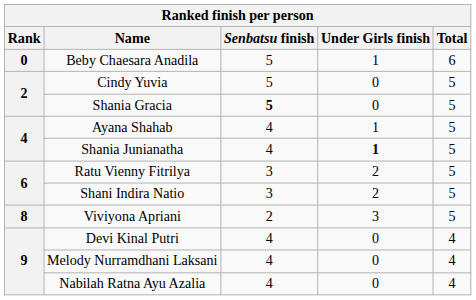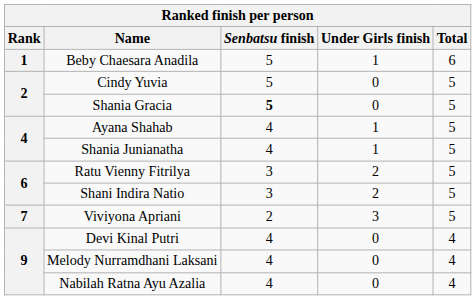(24, 60) 0 -> (24, 60) 1
(376, 149) bold -> (376, 149) normal
(24, 216) 8 -> (24, 216) 7
